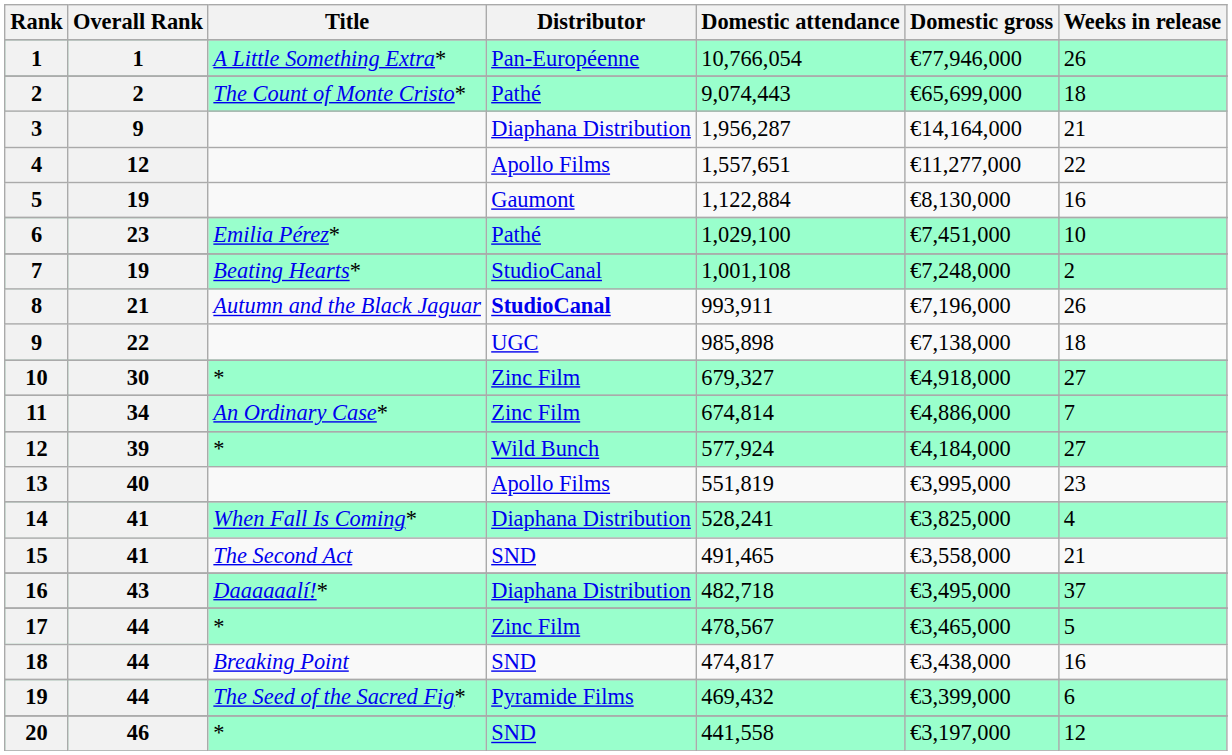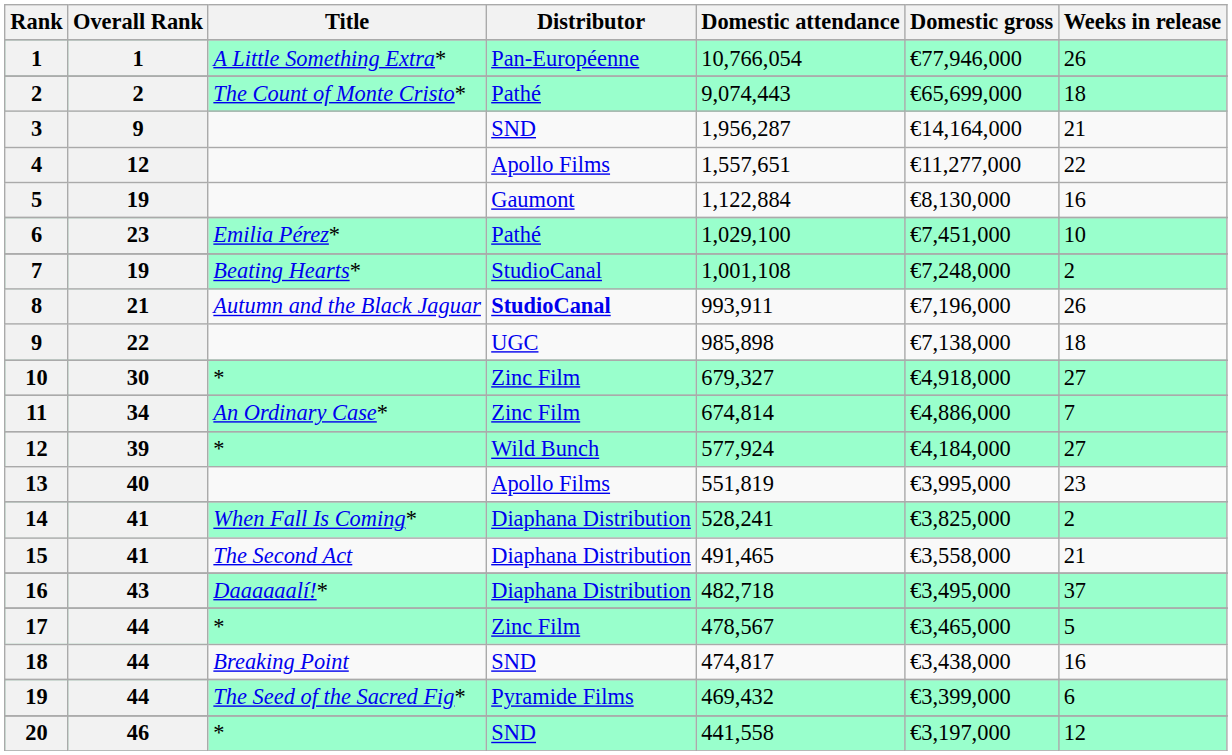(591, 128) Diaphana Distribution -> (514, 128) SND
(1069, 519) 4 -> (1069, 519) 2
(514, 555) SND -> (591, 555) Diaphana Distribution
